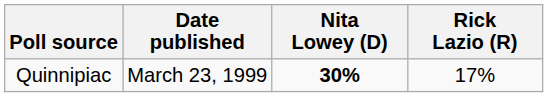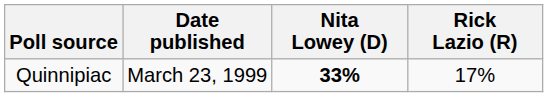(340, 75) 30% -> (340, 75) 33%
